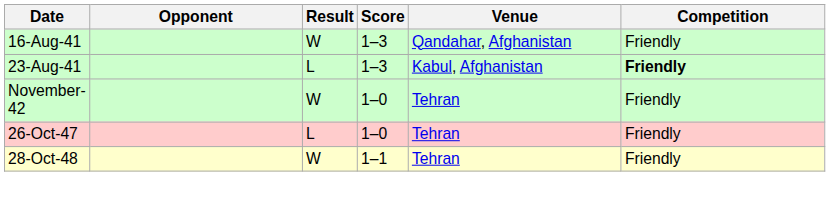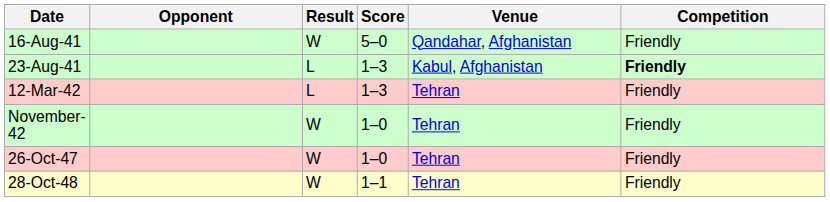(374, 41) 1–3 -> (374, 41) 5–0
+ row: (44, 91)
(310, 134) L -> (313, 158) W
